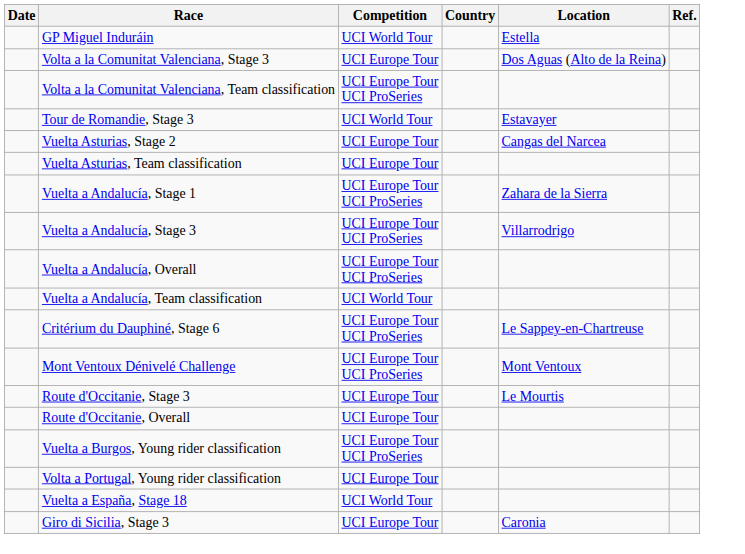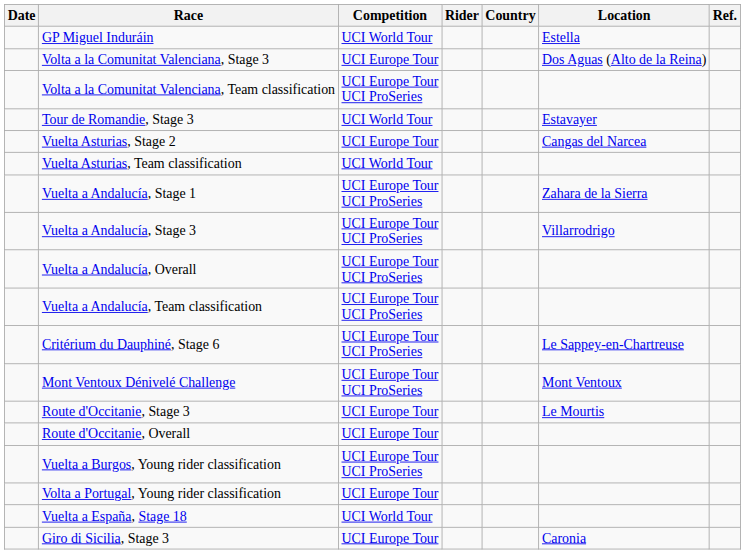+ column: (462, 15)
(390, 163) UCI Europe Tour -> (387, 163) UCI World Tour
(387, 298) UCI World Tour -> (390, 306) UCI Europe Tour UCI ProSeries
